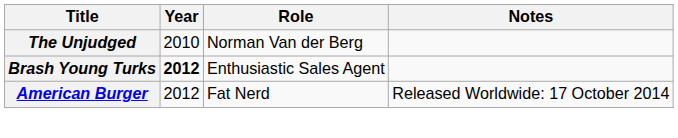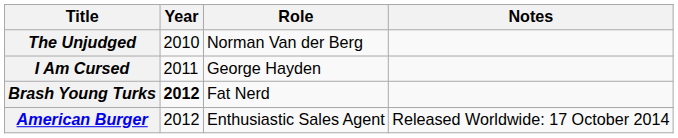+ row: (82, 68)
(296, 68) Enthusiastic Sales Agent -> (238, 94) Fat Nerd
(238, 94) Fat Nerd -> (296, 119) Enthusiastic Sales Agent
